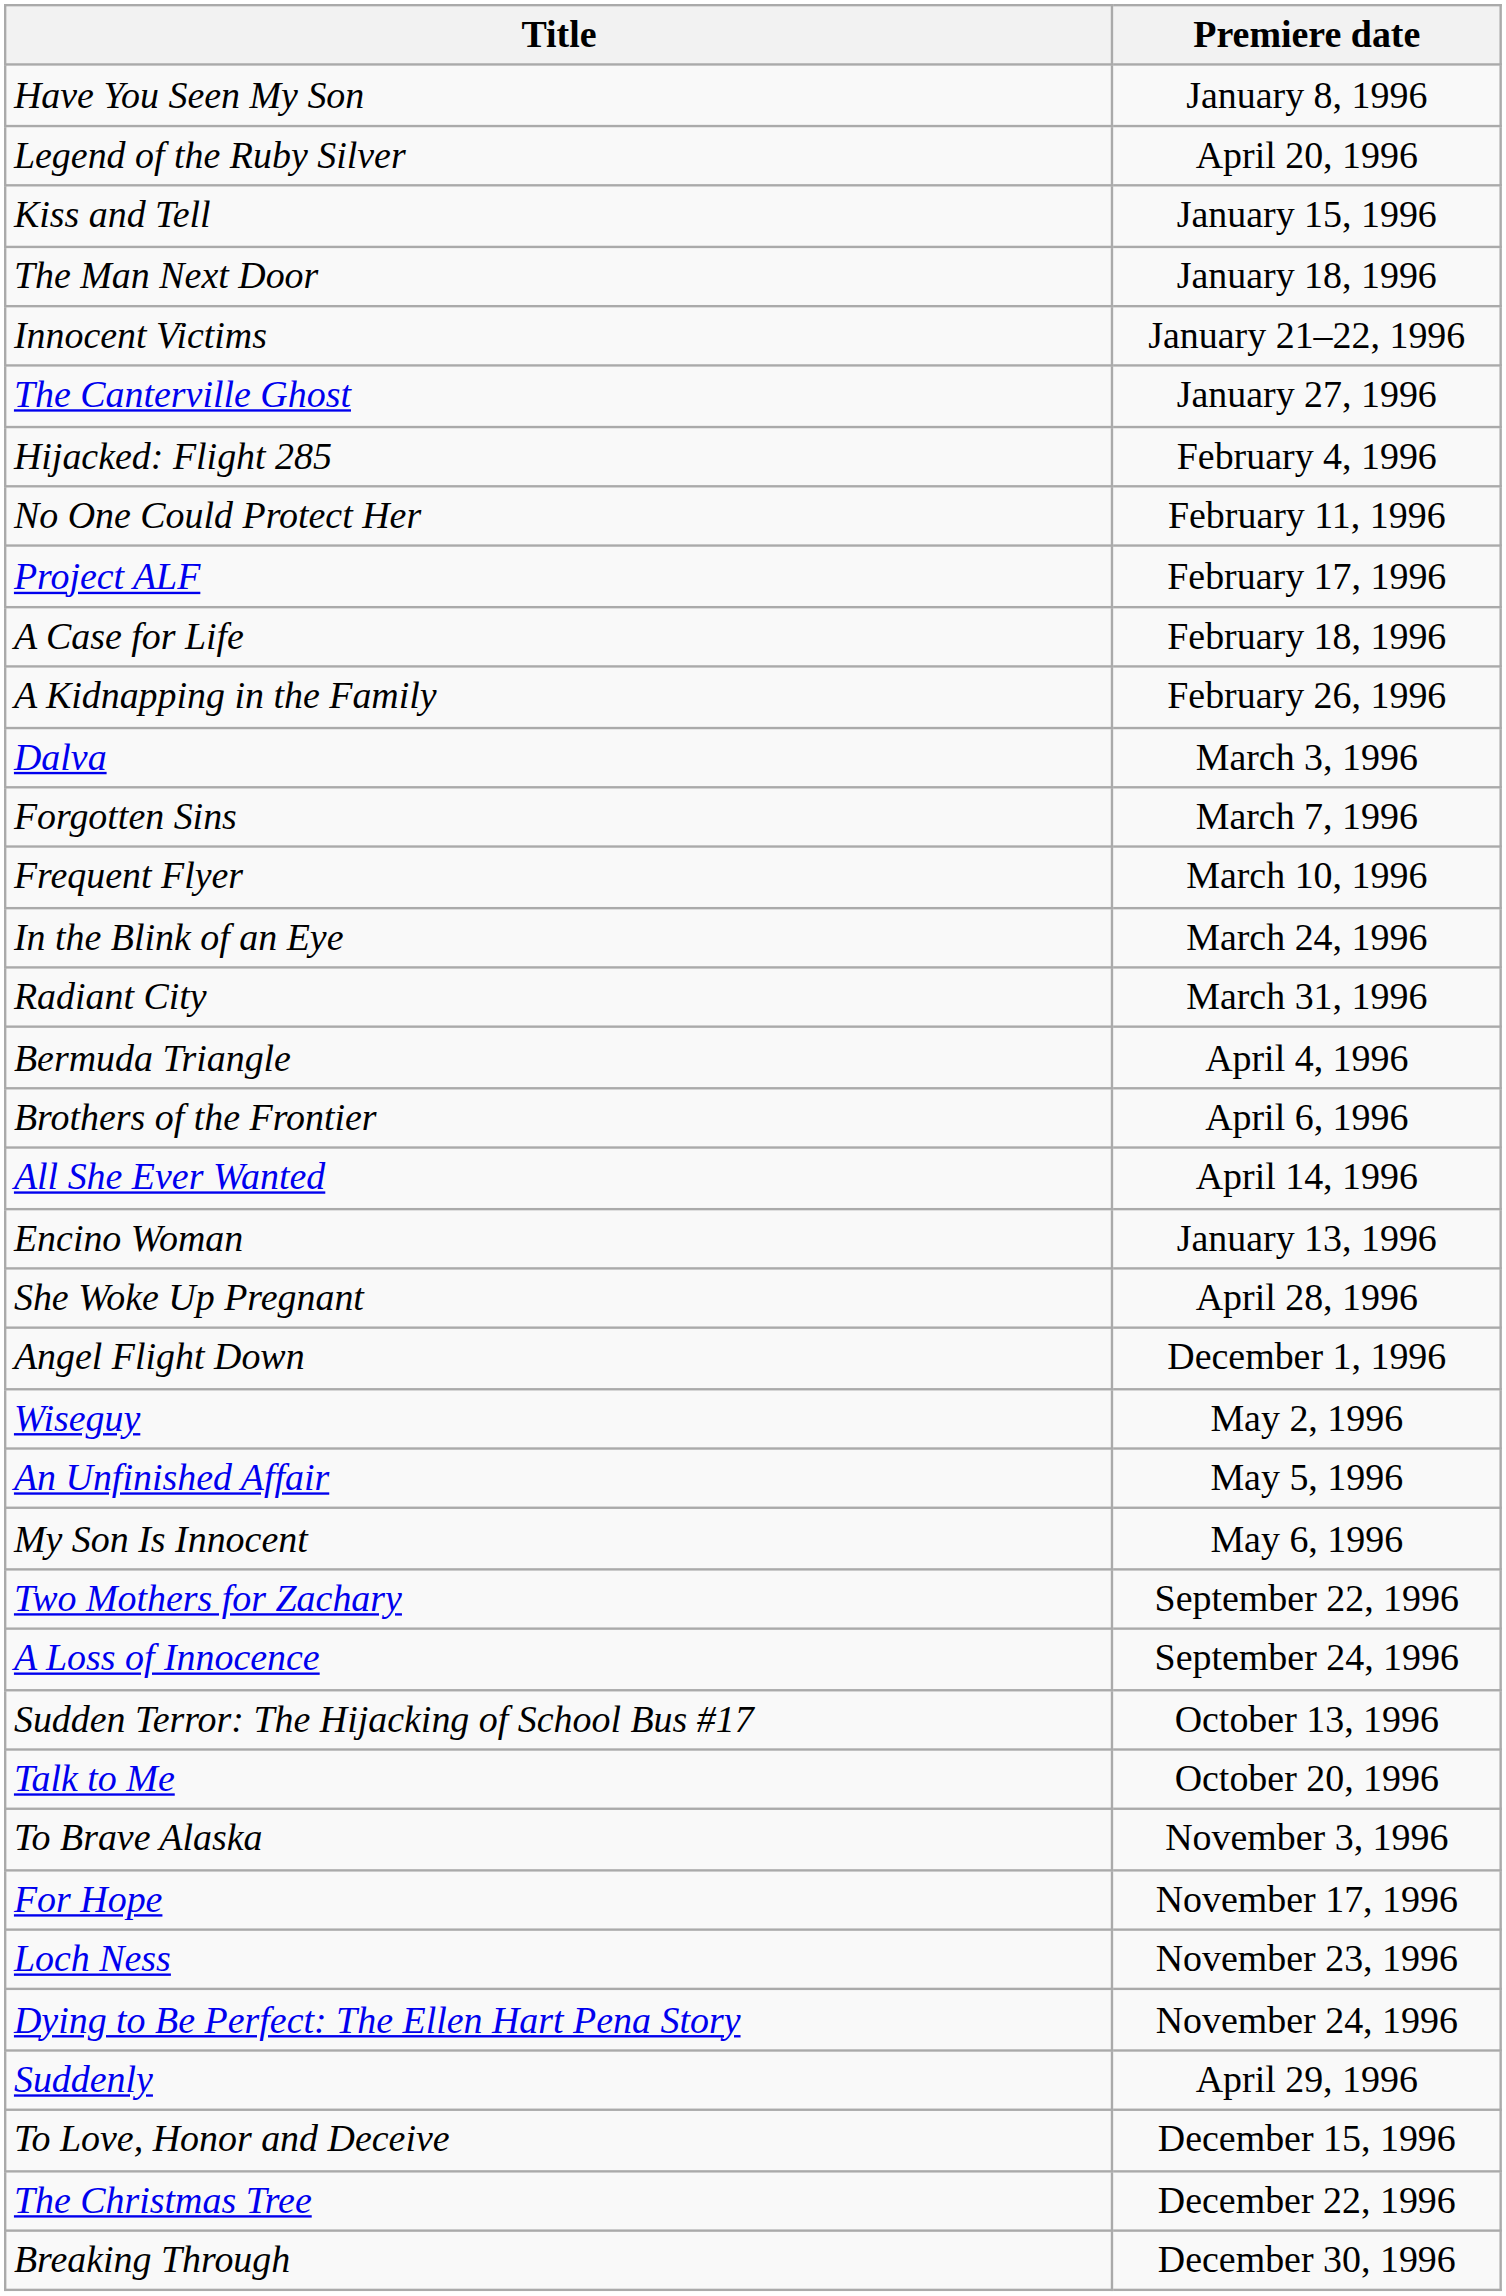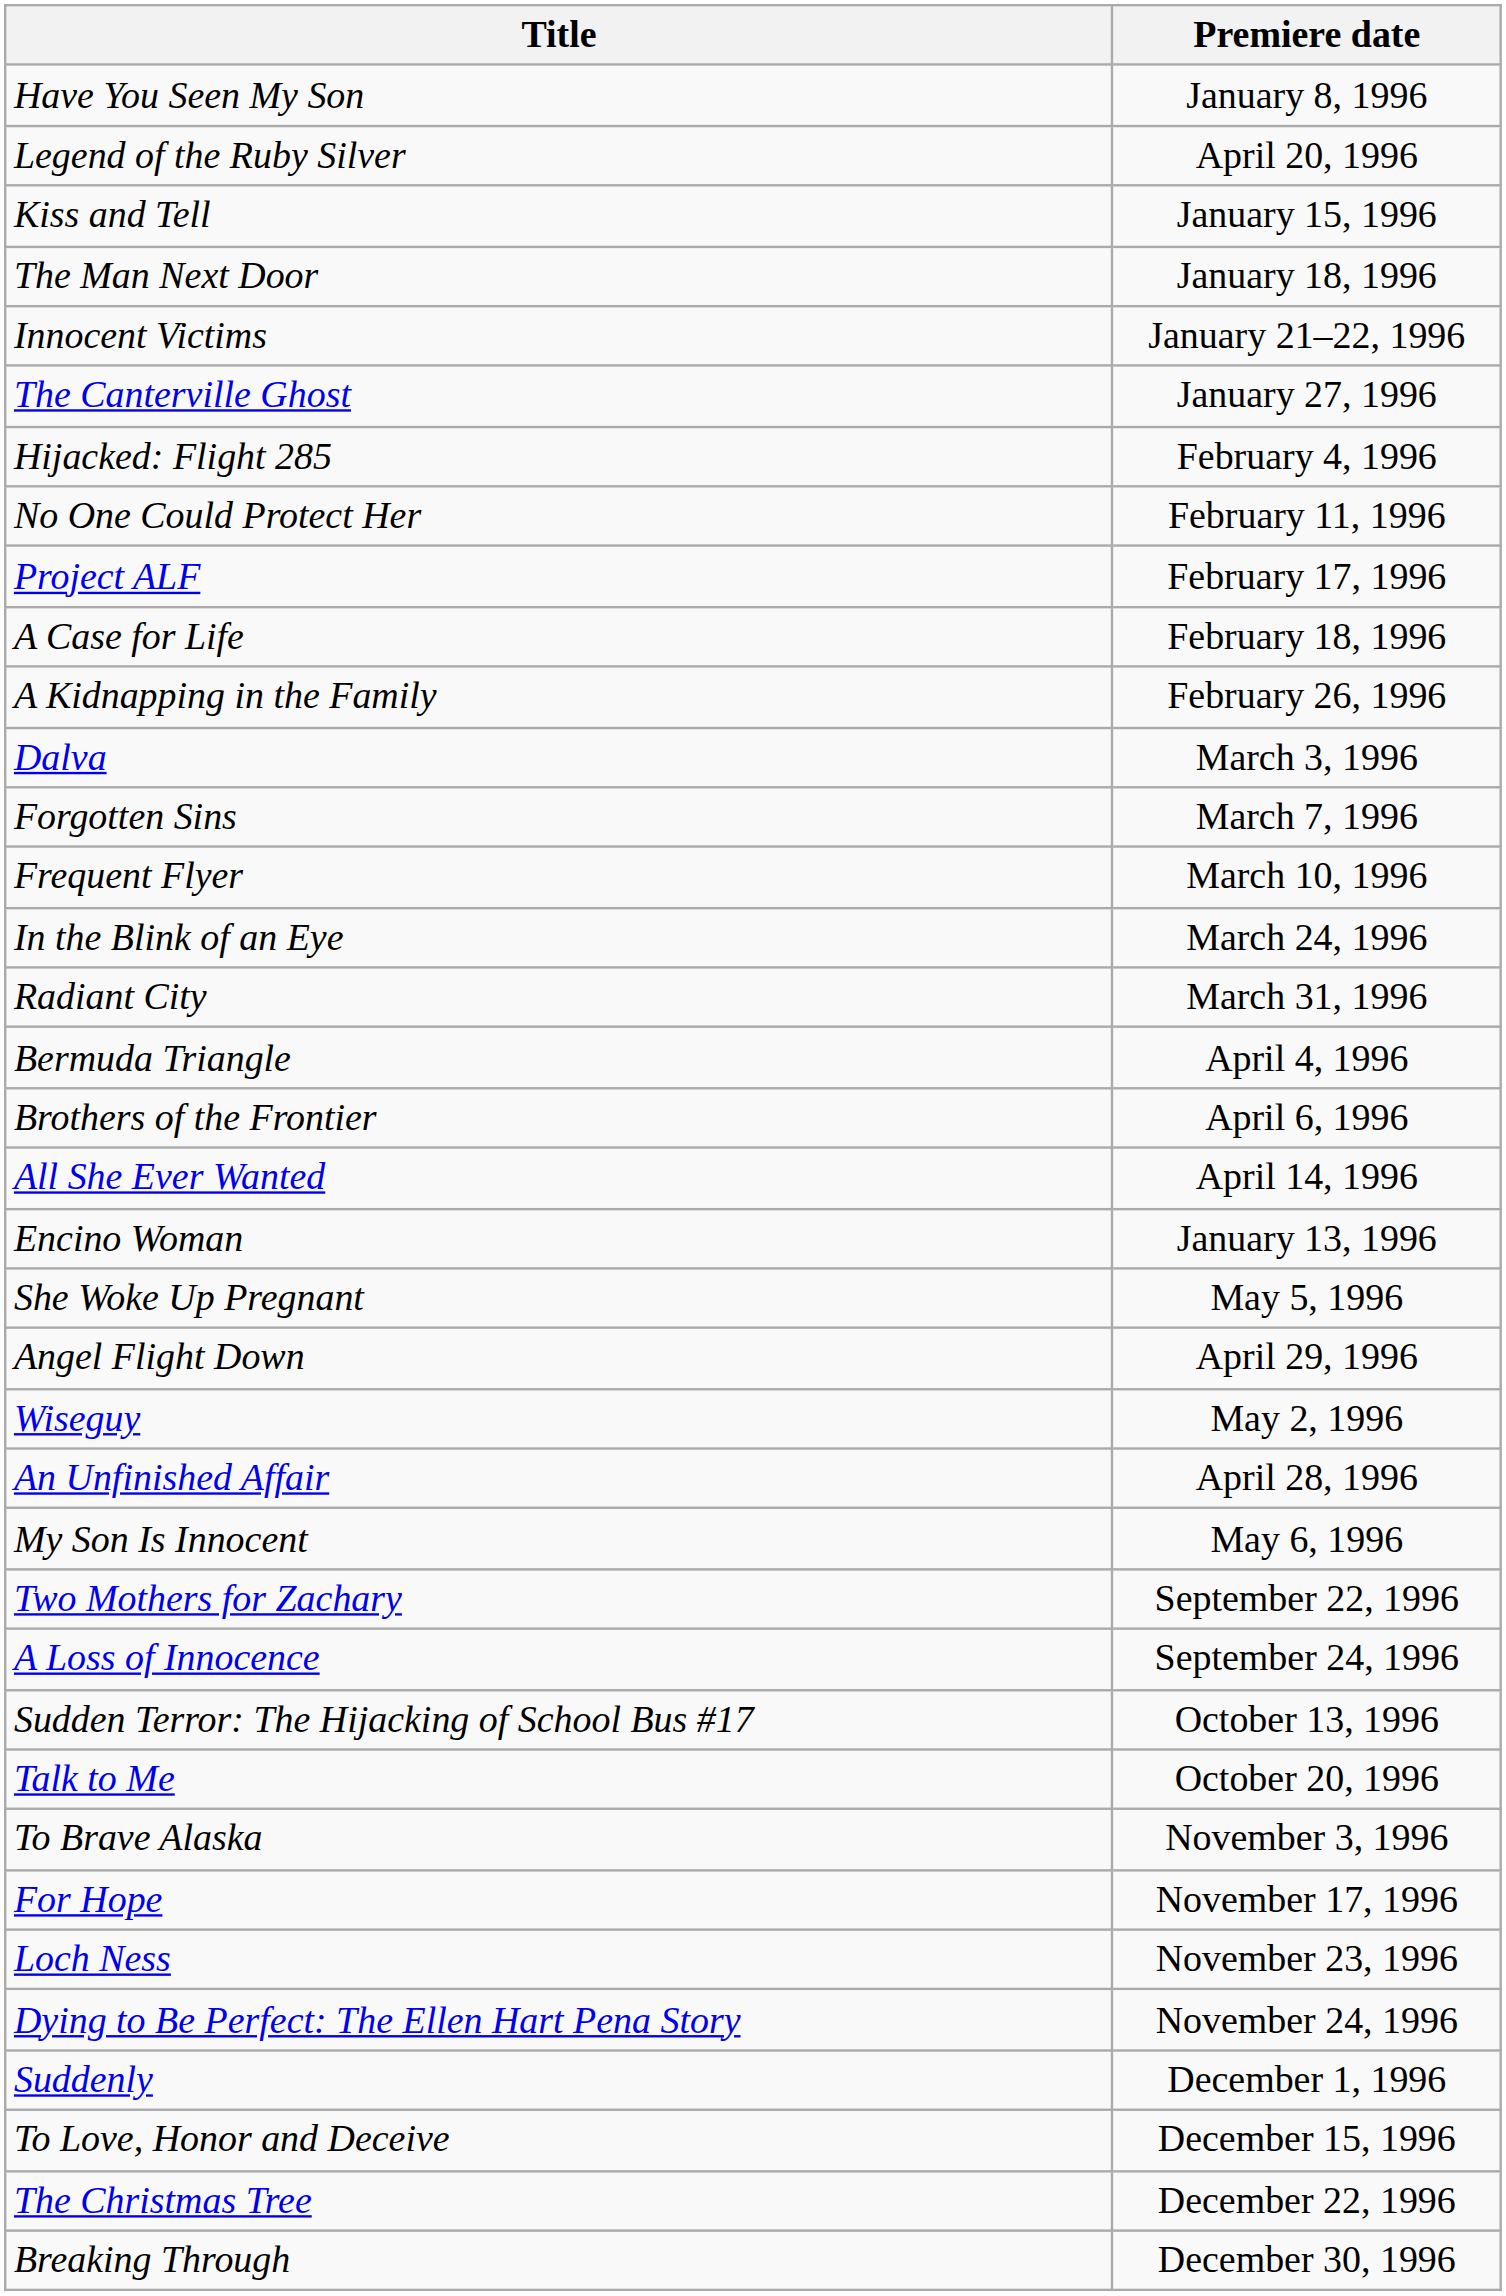(1307, 1297) April 28, 1996 -> (1307, 1297) May 5, 1996
(1307, 1357) December 1, 1996 -> (1307, 1357) April 29, 1996
(1307, 1477) May 5, 1996 -> (1307, 1477) April 28, 1996
(1307, 2079) April 29, 1996 -> (1307, 2079) December 1, 1996
